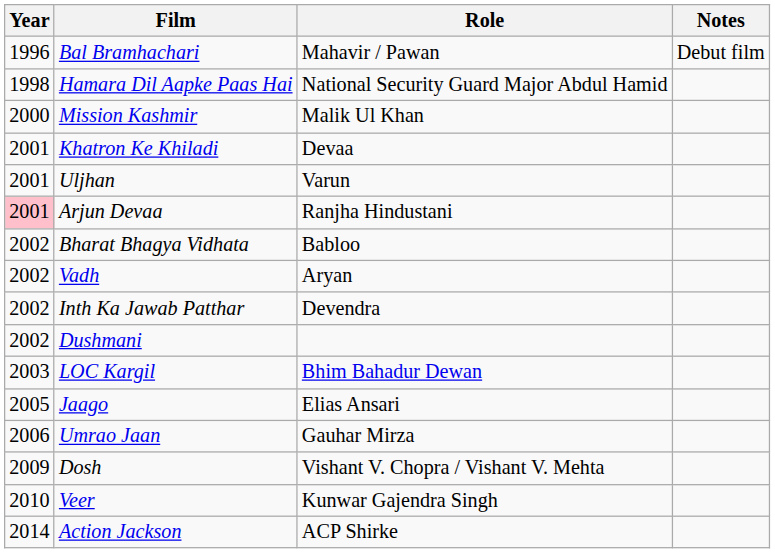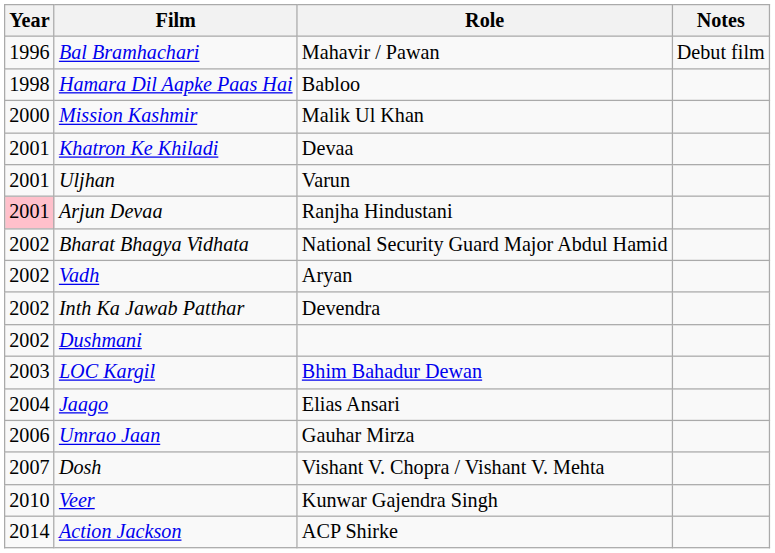(485, 84) National Security Guard Major Abdul Hamid -> (331, 84) Babloo
(331, 244) Babloo -> (485, 244) National Security Guard Major Abdul Hamid
(29, 404) 2005 -> (29, 404) 2004
(29, 468) 2009 -> (29, 468) 2007
